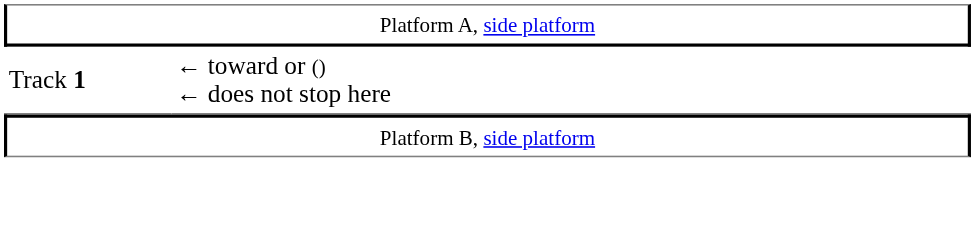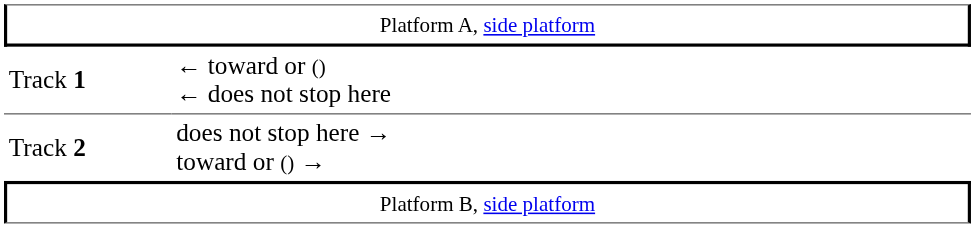+ row: (47, 147)
